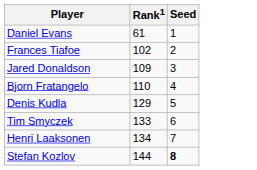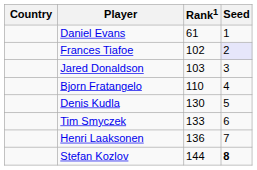+ column: (31, 14)
(173, 51) no background -> (226, 51) lavender background
(142, 68) 109 -> (195, 68) 103
(142, 103) 129 -> (195, 103) 130
(142, 138) 134 -> (195, 138) 136
